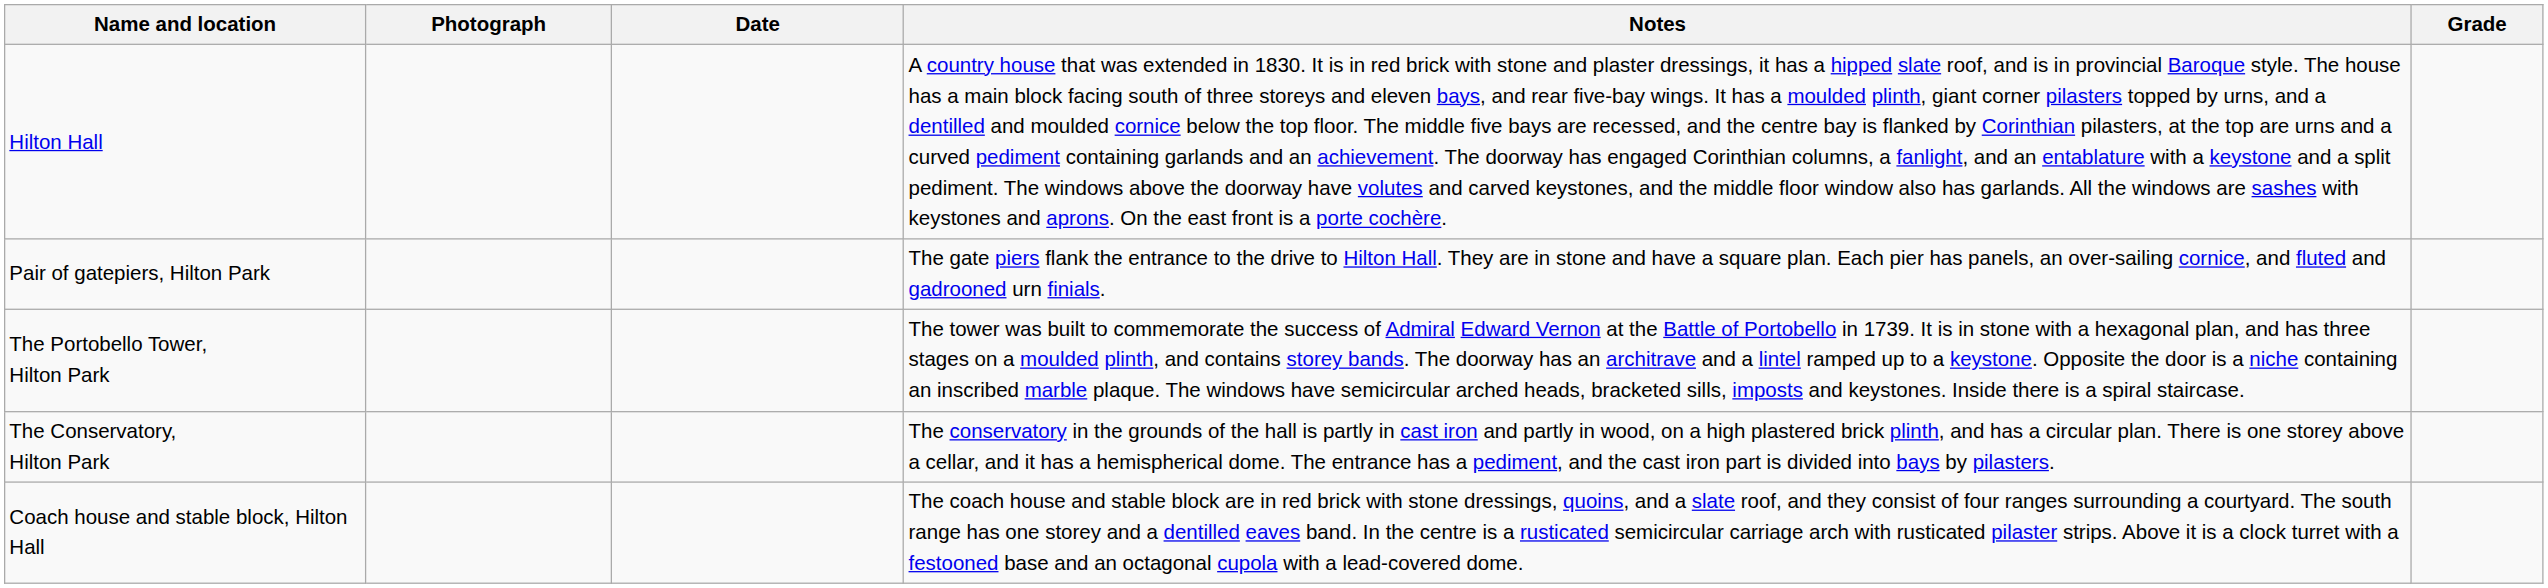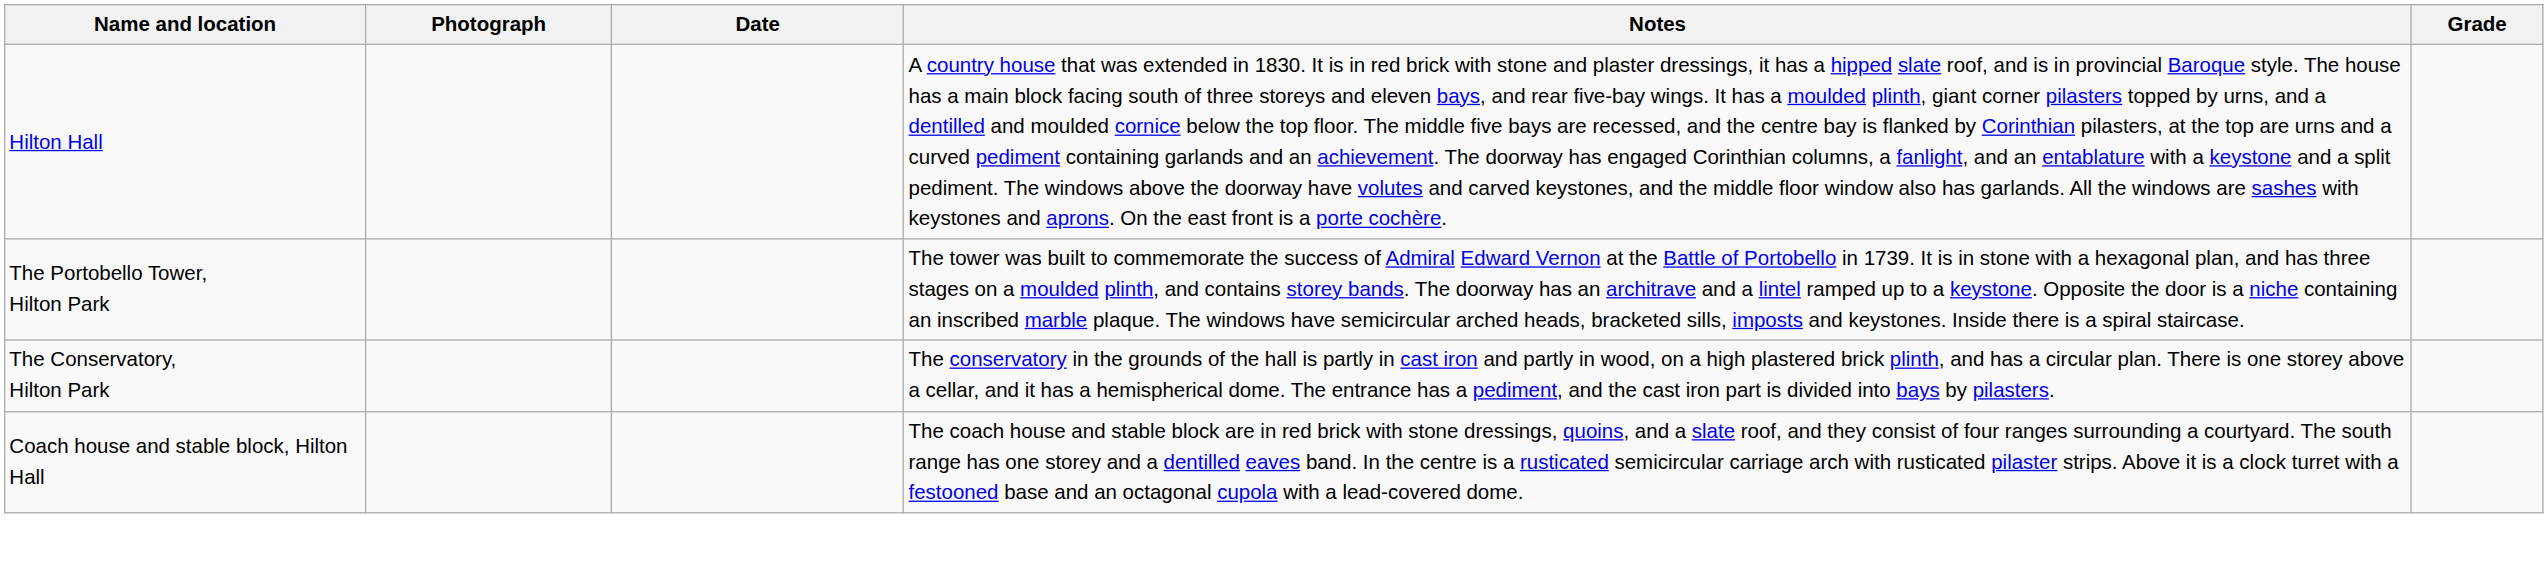- row: (140, 273)
